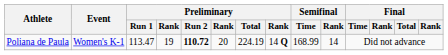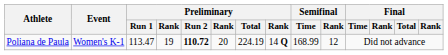(333, 42) 14 -> (333, 42) 12
